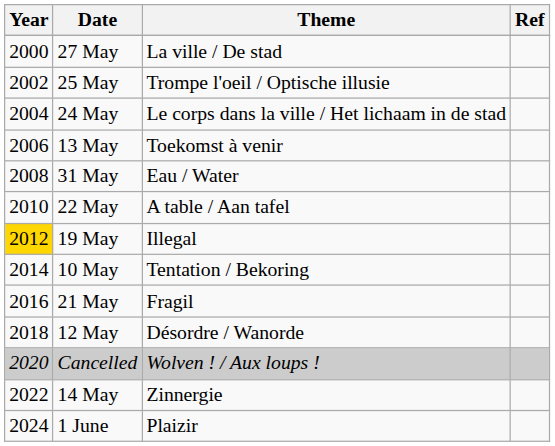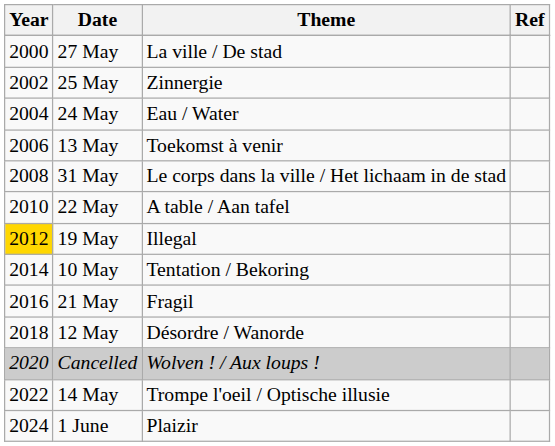(268, 82) Trompe l'oeil / Optische illusie -> (185, 82) Zinnergie
(326, 113) Le corps dans la ville / Het lichaam in de stad -> (192, 113) Eau / Water
(192, 176) Eau / Water -> (326, 176) Le corps dans la ville / Het lichaam in de stad
(185, 394) Zinnergie -> (268, 394) Trompe l'oeil / Optische illusie
